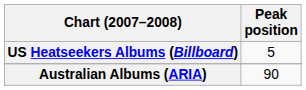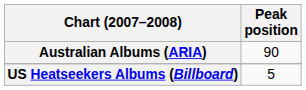rows swapped: (123, 74) <-> (123, 52)
